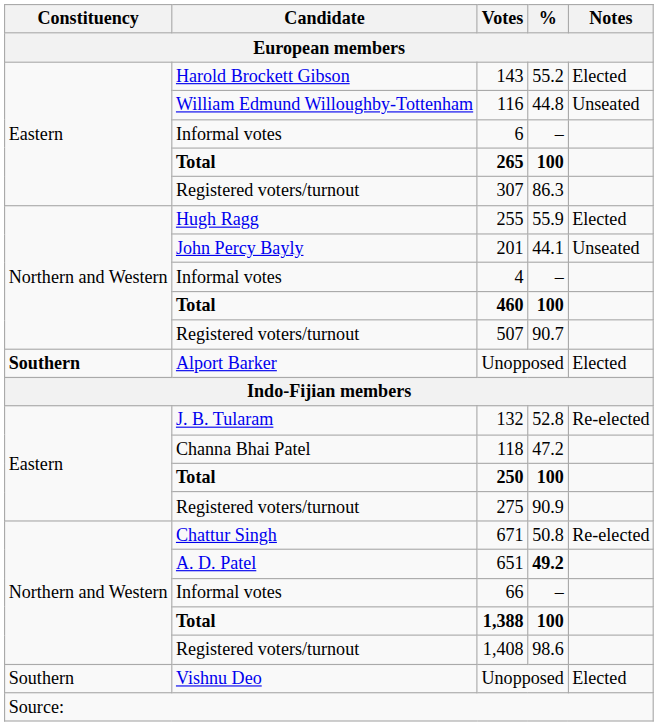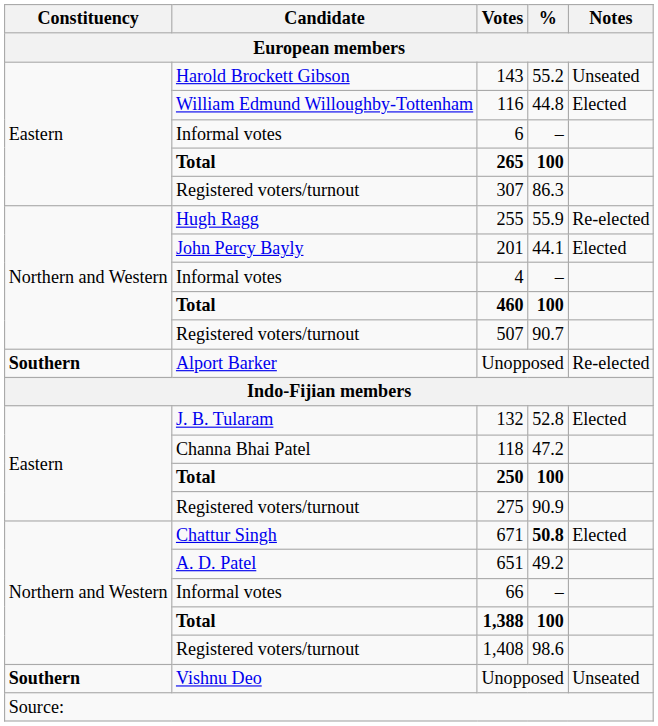(599, 76) Elected -> (606, 76) Unseated
(606, 104) Unseated -> (599, 104) Elected
(599, 219) Elected -> (611, 219) Re-elected
(606, 248) Unseated -> (599, 248) Elected
(599, 362) Elected -> (611, 362) Re-elected
(611, 420) Re-elected -> (599, 420) Elected
(548, 534) normal -> (548, 534) bold
(611, 534) Re-elected -> (599, 534) Elected
(548, 563) bold -> (548, 563) normal
(41, 678) normal -> (44, 678) bold
(599, 678) Elected -> (606, 678) Unseated
